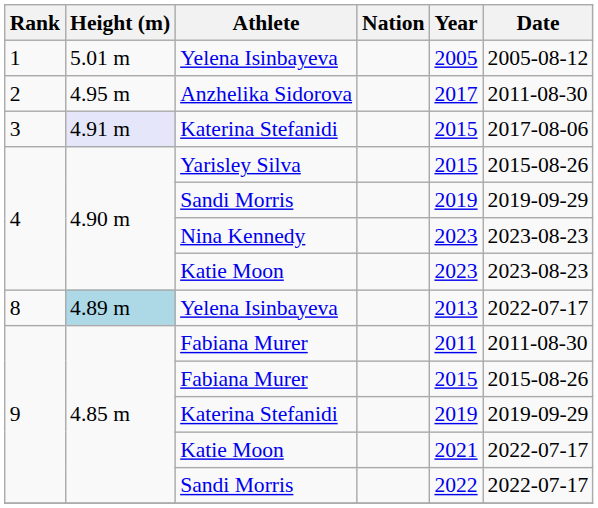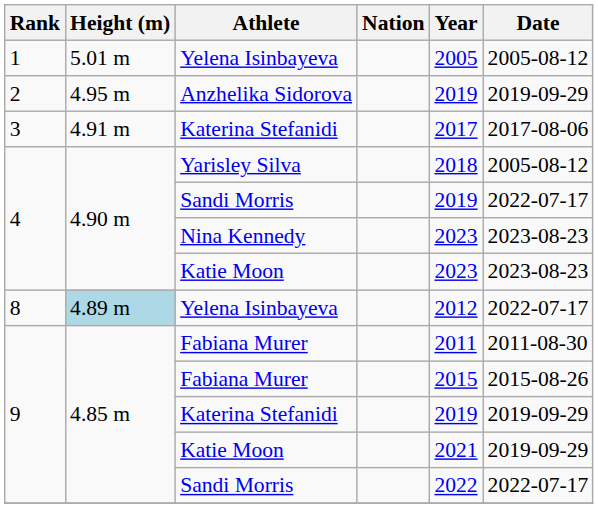(456, 93) 2017 -> (456, 93) 2019
(538, 93) 2011-08-30 -> (538, 93) 2019-09-29
(100, 129) lavender background -> (100, 129) no background
(456, 129) 2015 -> (456, 129) 2017
(456, 164) 2015 -> (456, 164) 2018
(538, 164) 2015-08-26 -> (538, 164) 2005-08-12
(538, 200) 2019-09-29 -> (538, 200) 2022-07-17
(456, 307) 2013 -> (456, 307) 2012
(538, 449) 2022-07-17 -> (538, 449) 2019-09-29
